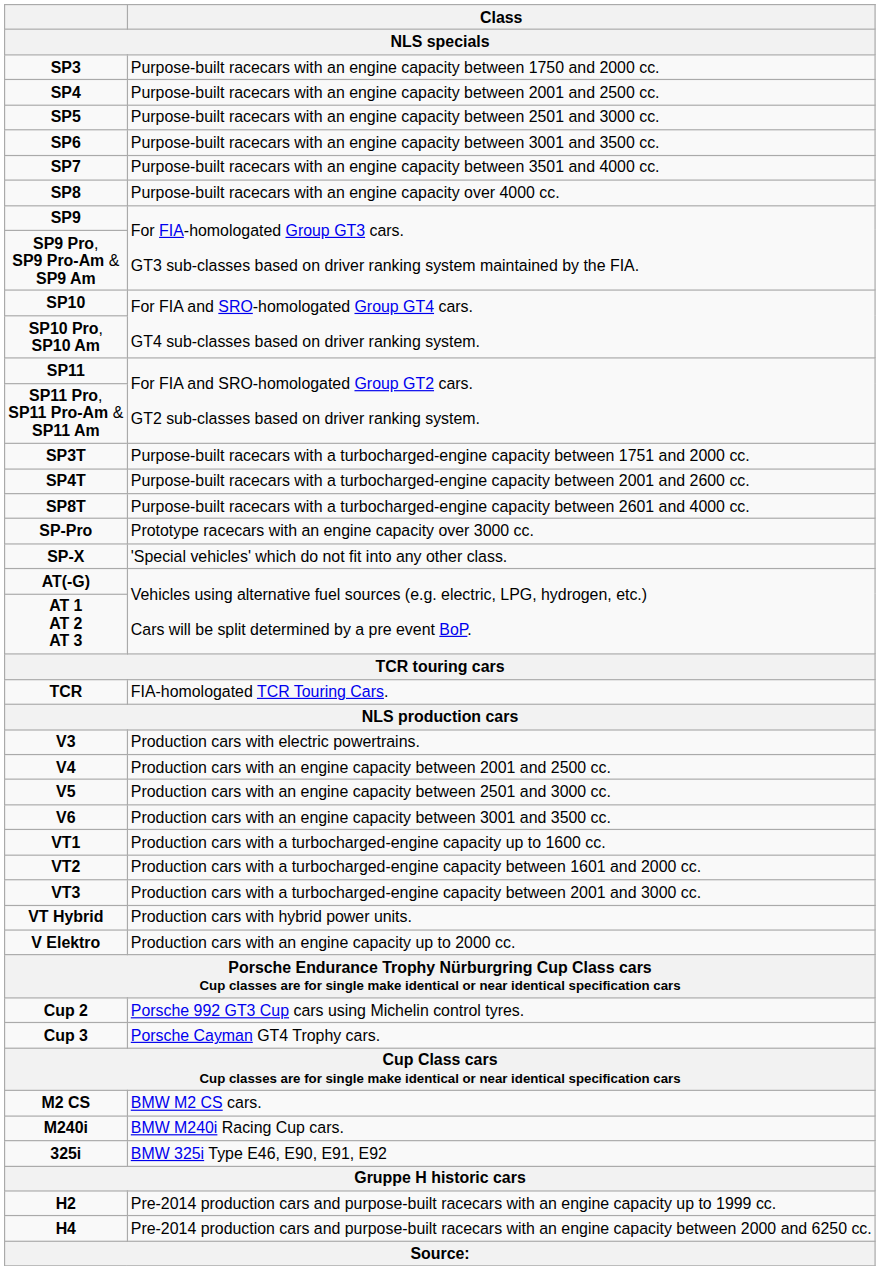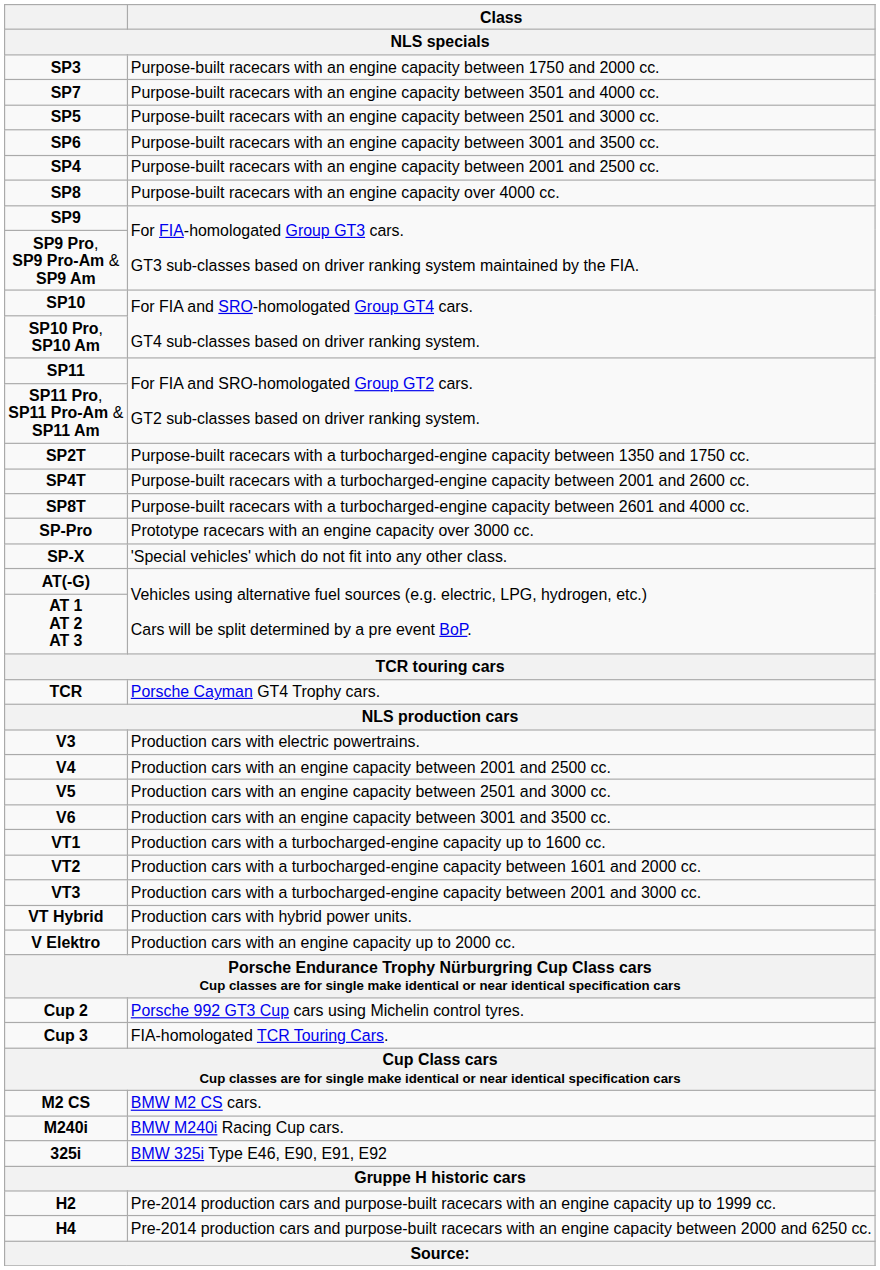rows swapped: (66, 92) <-> (66, 167)
+ row: (66, 456)
- row: (66, 456)
(260, 691) FIA-homologated TCR Touring Cars. -> (255, 691) Porsche Cayman GT4 Trophy cars.
(255, 1035) Porsche Cayman GT4 Trophy cars. -> (260, 1035) FIA-homologated TCR Touring Cars.
